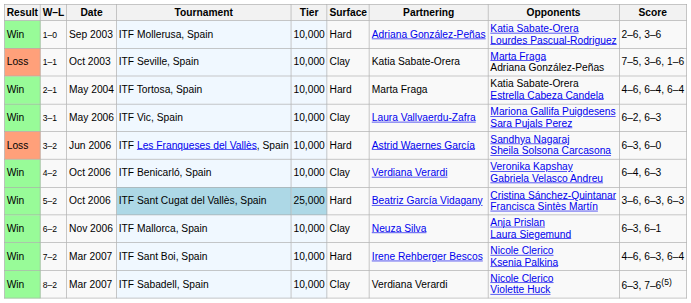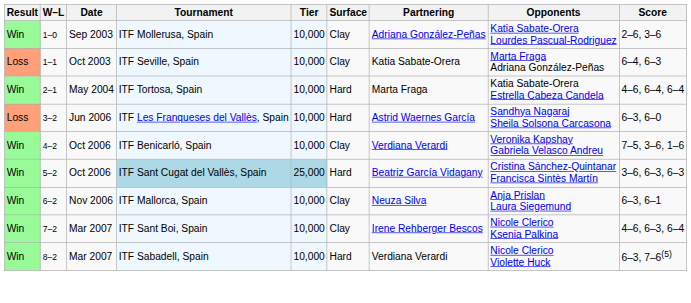(341, 34) Hard -> (340, 34) Clay
(653, 62) 7–5, 3–6, 1–6 -> (641, 62) 6–4, 6–3
- row: (151, 117)
(641, 173) 6–4, 6–3 -> (653, 145) 7–5, 3–6, 1–6
(341, 256) Hard -> (340, 228) Clay
(340, 284) Clay -> (341, 256) Hard
